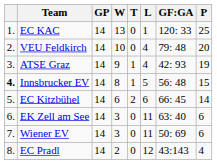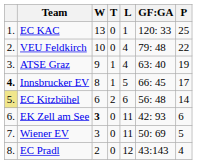- column: (102, 13)
(204, 47) 20 -> (184, 47) 22
(172, 64) 42: 93 -> (152, 64) 63: 40
(172, 82) 56: 48 -> (152, 82) 66: 45
(204, 82) 15 -> (184, 82) 17
(11, 99) no background -> (11, 99) khaki background
(172, 99) 66: 45 -> (152, 99) 56: 48
(117, 116) normal -> (97, 116) bold
(172, 116) 63: 40 -> (152, 116) 42: 93
(201, 133) 6 -> (181, 133) 5
